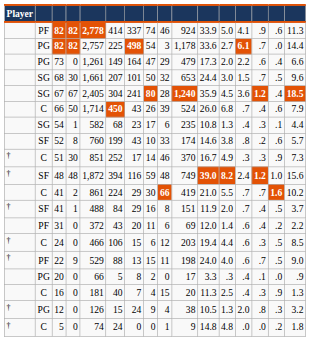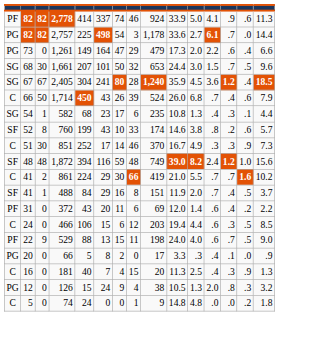- column: (20, 13)
